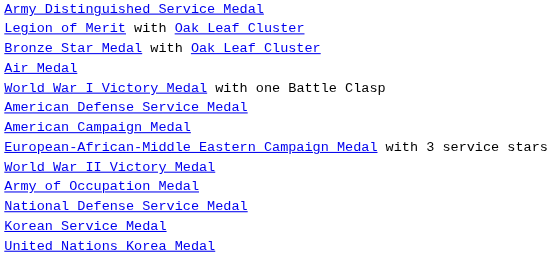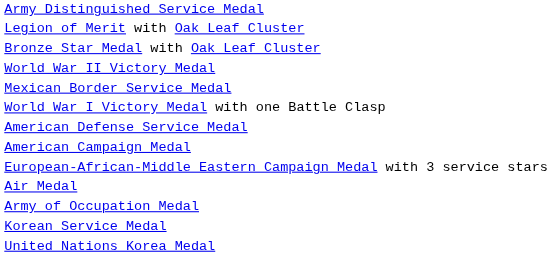rows swapped: (41, 68) <-> (110, 167)
+ row: (118, 88)
- row: (126, 207)
